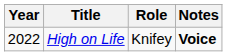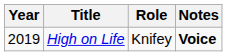(24, 39) 2022 -> (24, 39) 2019
